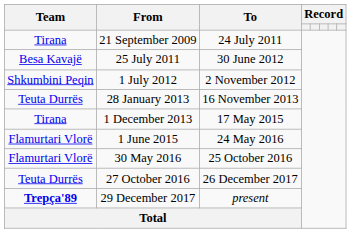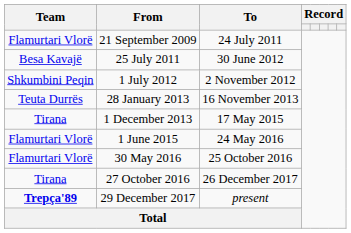(50, 39) Tirana -> (50, 39) Flamurtari Vlorë
(50, 178) Teuta Durrës -> (50, 178) Tirana
